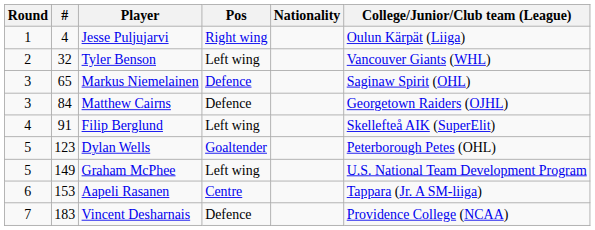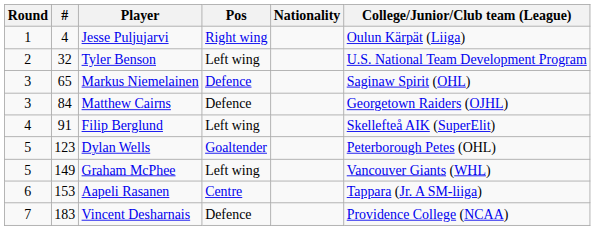(419, 59) Vancouver Giants (WHL) -> (467, 59) U.S. National Team Development Program
(467, 170) U.S. National Team Development Program -> (419, 170) Vancouver Giants (WHL)
